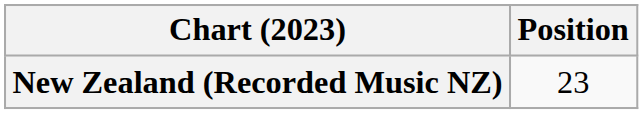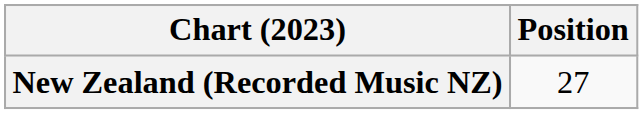(573, 81) 23 -> (573, 81) 27
